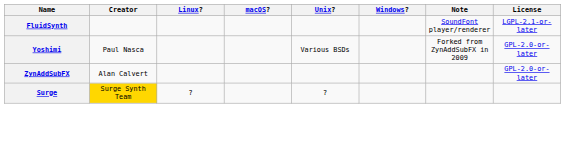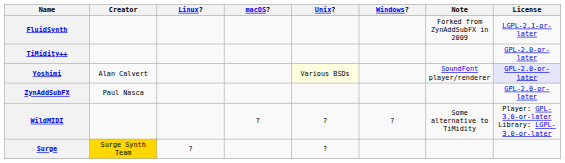(460, 26) SoundFont player/renderer -> (460, 30) Forked from ZynAddSubFX in 2009
+ row: (47, 53)
(123, 49) Paul Nasca -> (123, 73) Alan Calvert
(325, 49) no background -> (325, 73) lightyellow background
(460, 49) Forked from ZynAddSubFX in 2009 -> (460, 73) SoundFont player/renderer
(527, 49) no background -> (527, 73) lavender background
(123, 73) Alan Calvert -> (123, 93) Paul Nasca
+ row: (47, 121)
